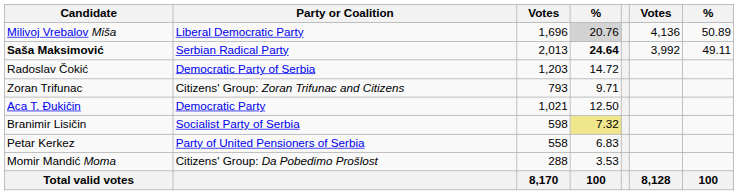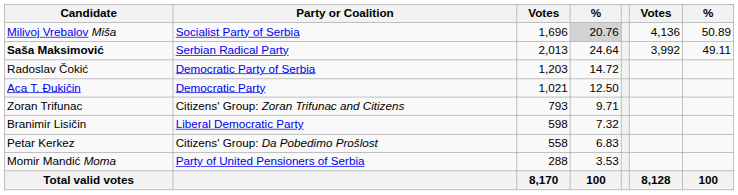(240, 32) Liberal Democratic Party -> (238, 32) Socialist Party of Serbia
(604, 50) bold -> (604, 50) normal
rows swapped: (44, 106) <-> (45, 87)
(238, 124) Socialist Party of Serbia -> (240, 124) Liberal Democratic Party
(607, 124) khaki background -> (607, 124) no background
(270, 143) Party of United Pensioners of Serbia -> (277, 143) Citizens' Group: Da Pobedimo Prošlost
(277, 161) Citizens' Group: Da Pobedimo Prošlost -> (270, 161) Party of United Pensioners of Serbia
